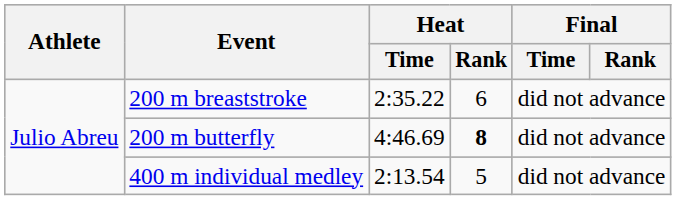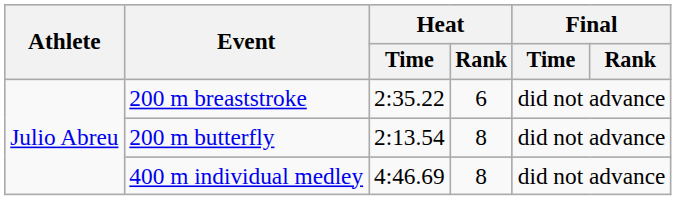(409, 137) 4:46.69 -> (409, 137) 2:13.54
(481, 137) bold -> (481, 137) normal
(409, 175) 2:13.54 -> (409, 175) 4:46.69
(481, 175) 5 -> (481, 175) 8
